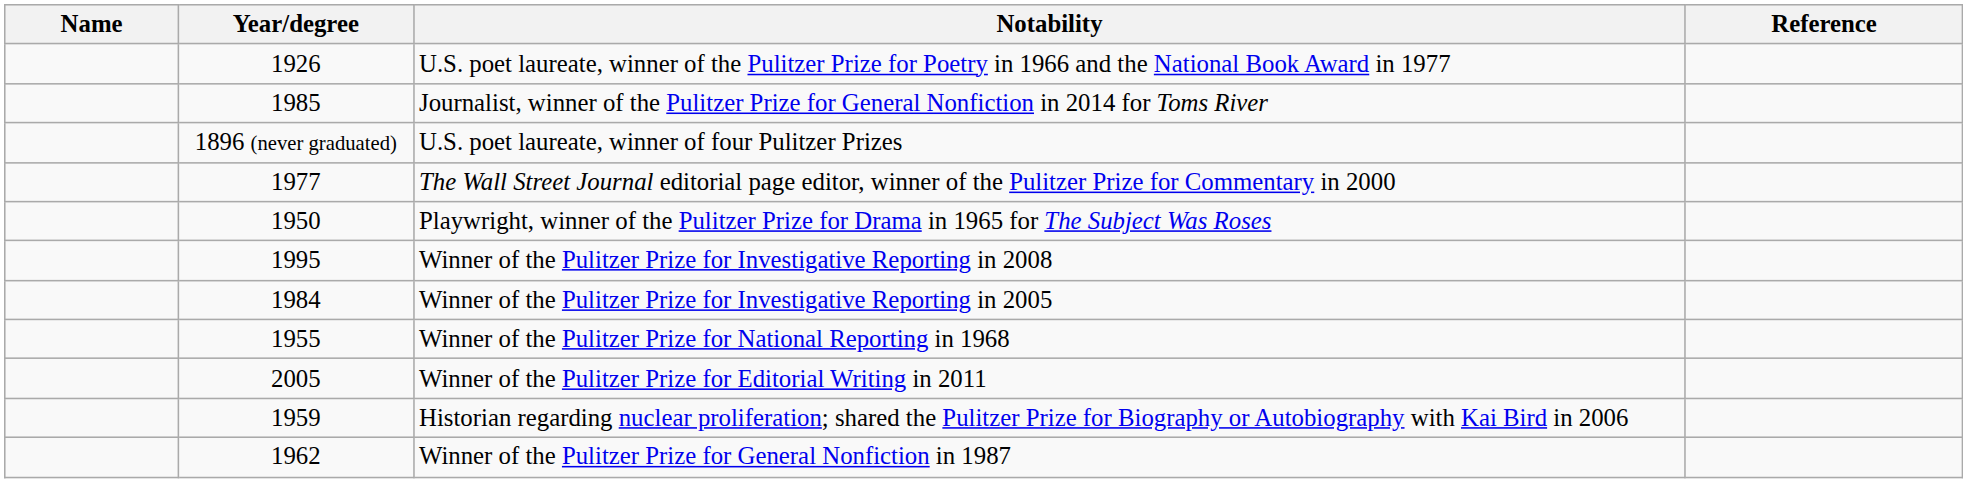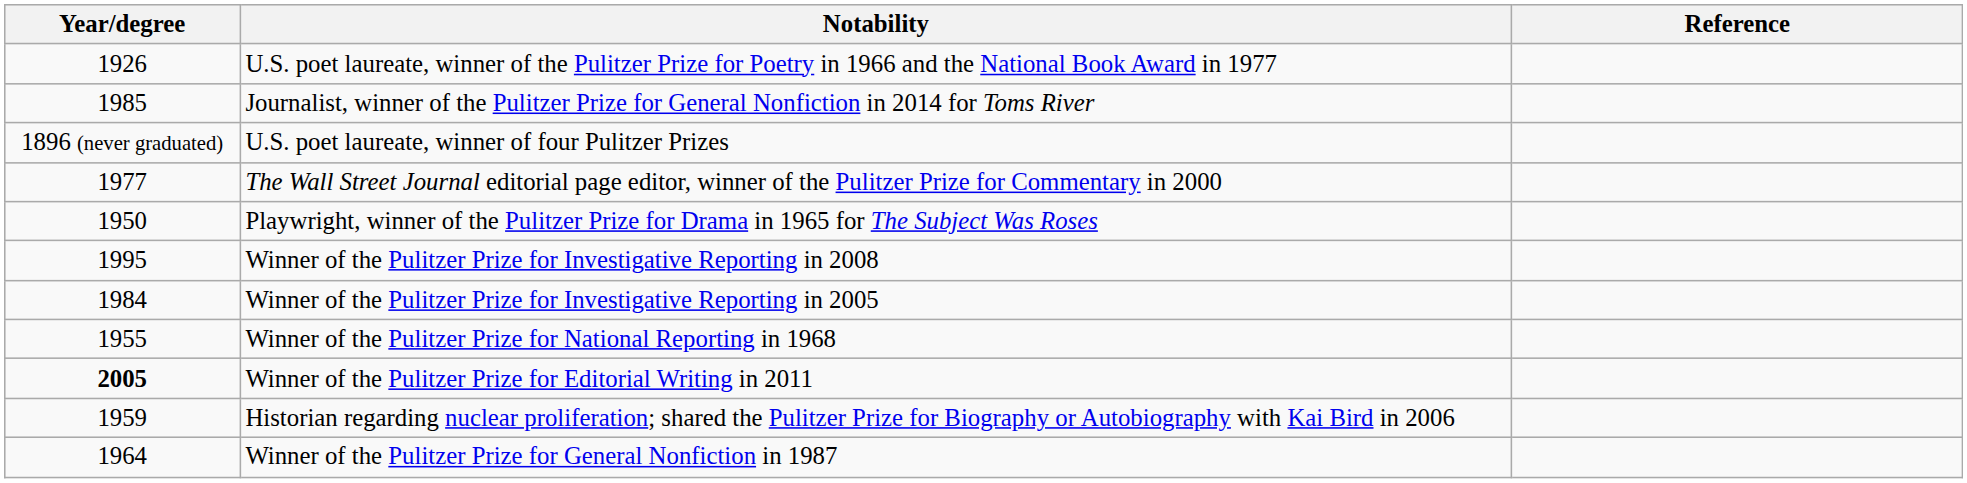- column: (92, 24)
(296, 378) normal -> (122, 378) bold
(296, 456) 1962 -> (122, 456) 1964
